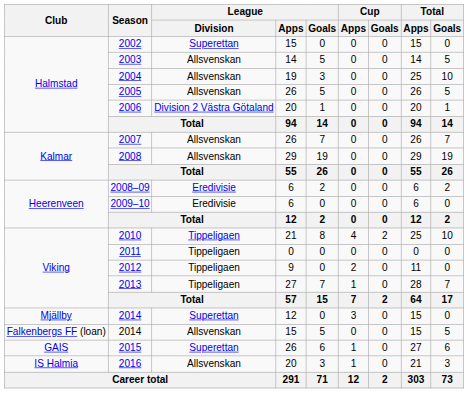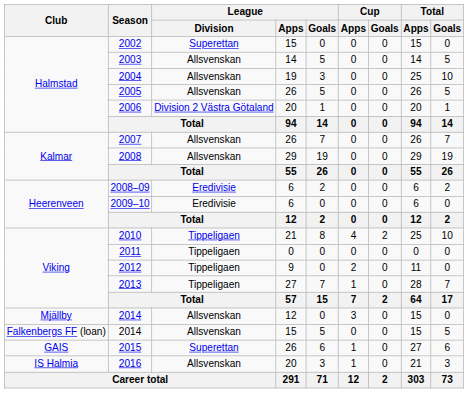(214, 316) Superettan -> (214, 316) Allsvenskan
